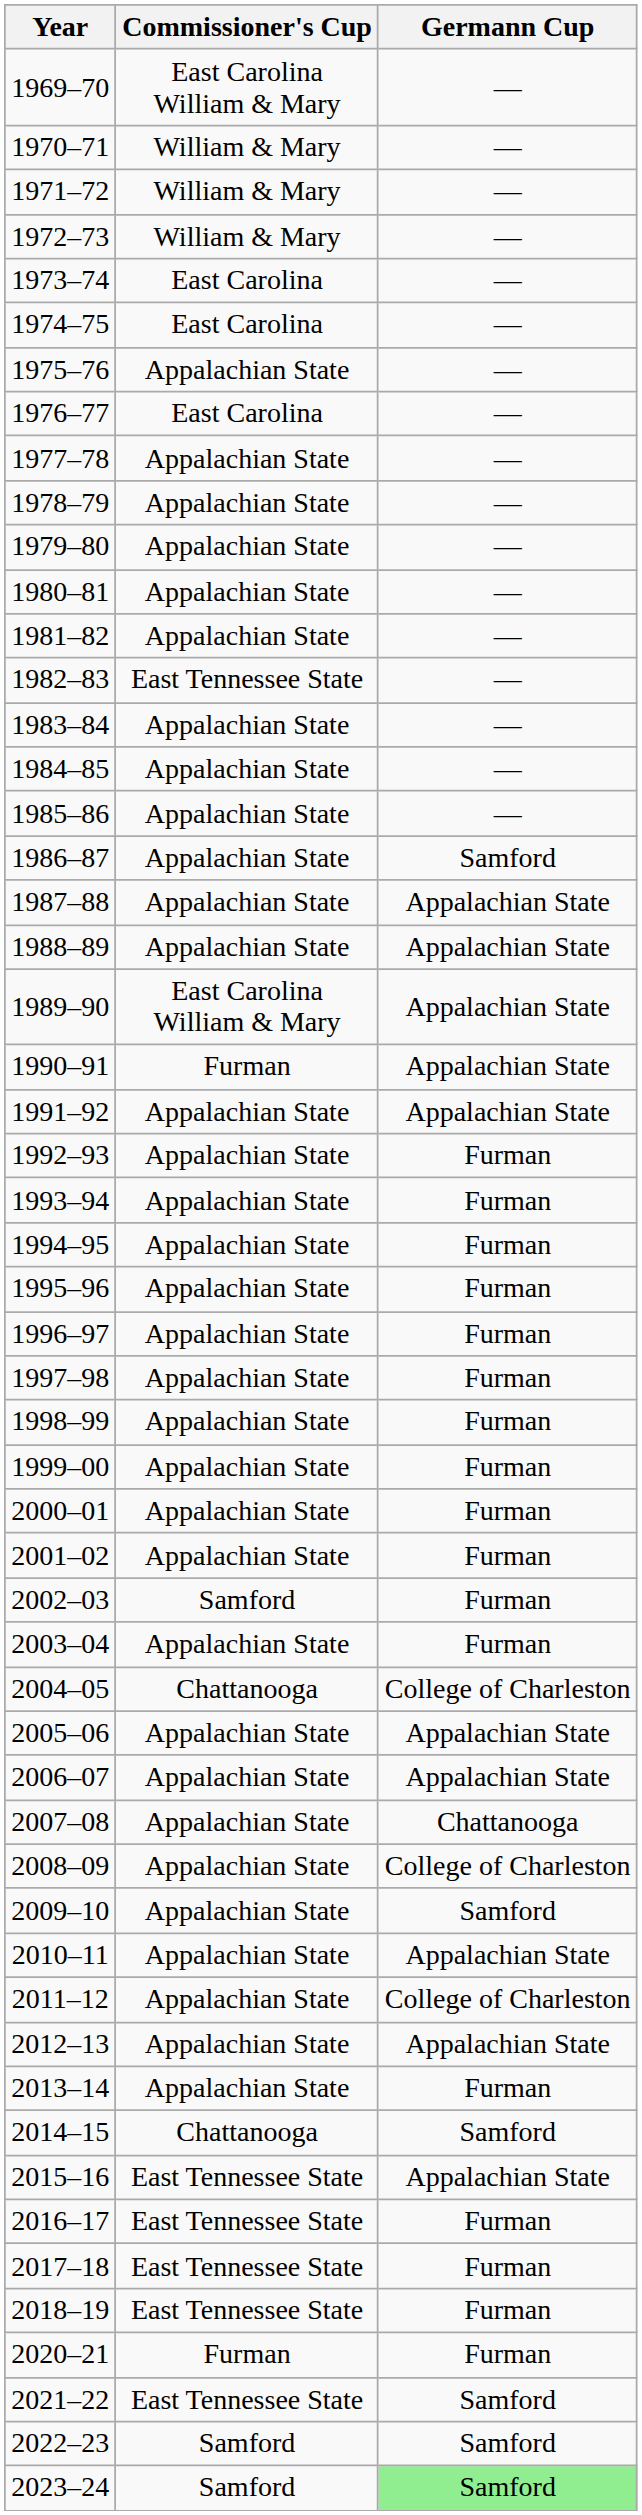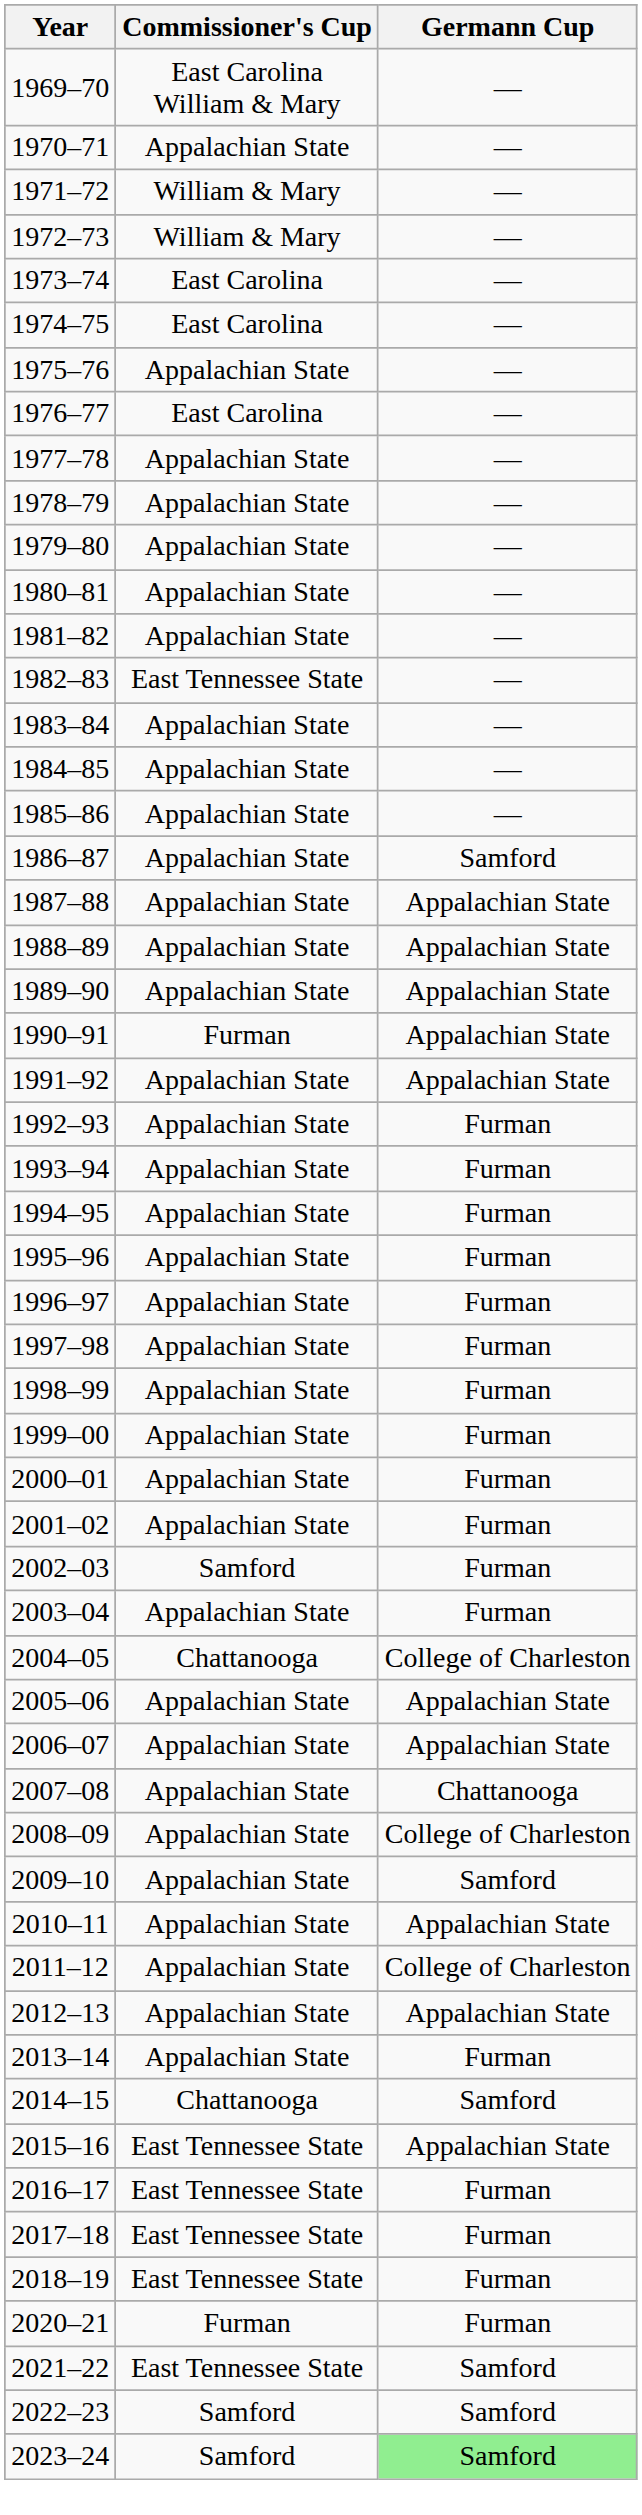(247, 147) William & Mary -> (247, 147) Appalachian State
(247, 1006) East Carolina William & Mary -> (247, 990) Appalachian State
